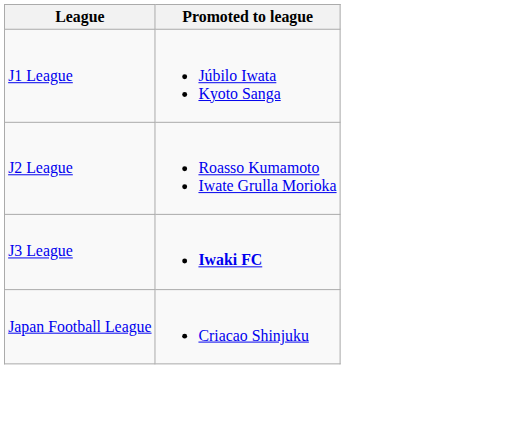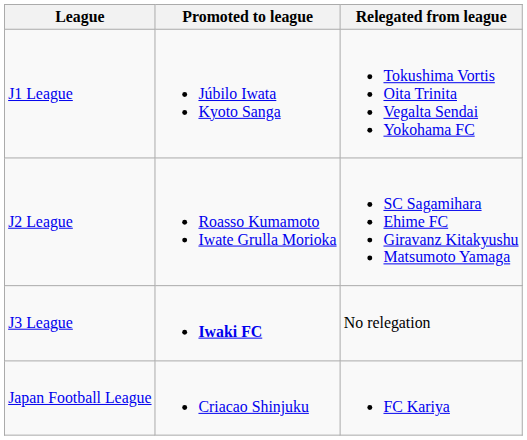+ column: (431, 17)
